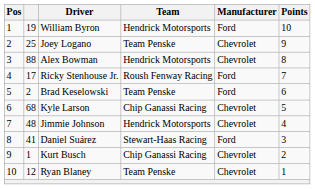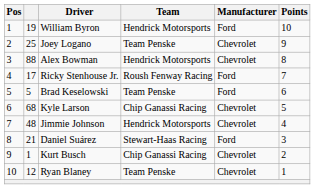(28, 91) 2 -> (28, 91) 5
(31, 139) 41 -> (31, 139) 21
